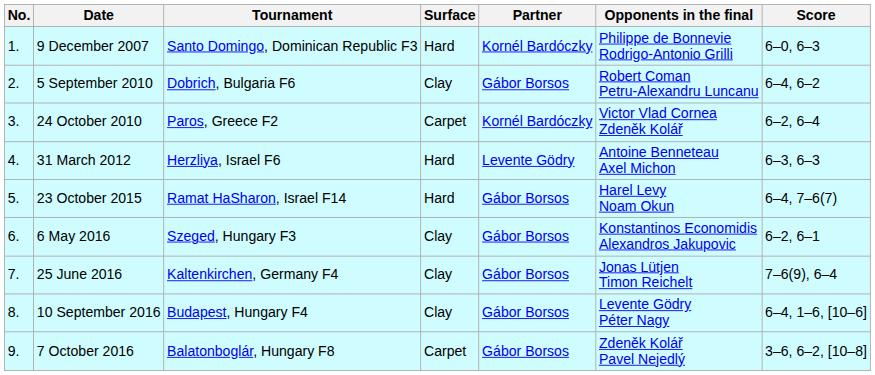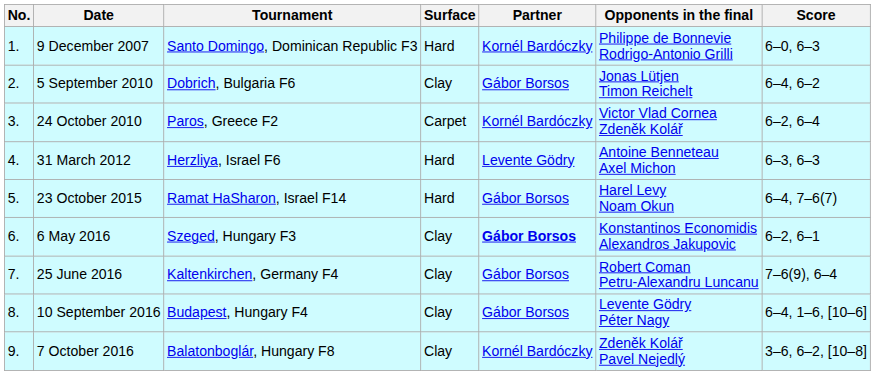(679, 84) Robert Coman Petru-Alexandru Luncanu -> (646, 84) Jonas Lütjen Timon Reichelt
(526, 236) normal -> (529, 236) bold
(646, 274) Jonas Lütjen Timon Reichelt -> (679, 274) Robert Coman Petru-Alexandru Luncanu
(445, 351) Carpet -> (438, 351) Clay
(526, 351) Gábor Borsos -> (537, 351) Kornél Bardóczky
